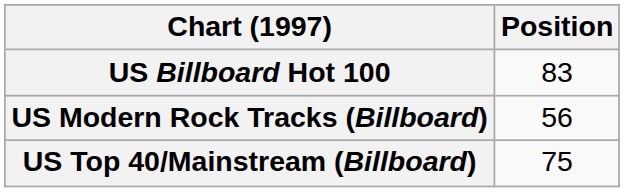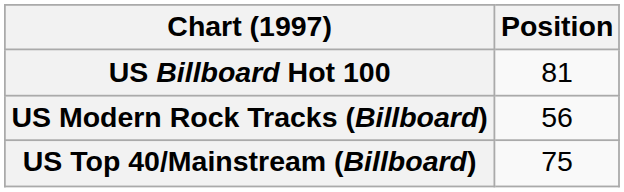(557, 72) 83 -> (557, 72) 81
